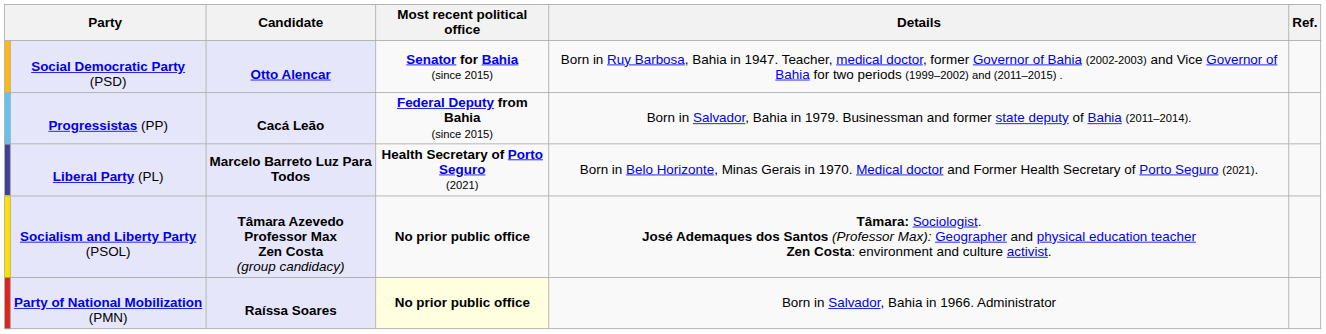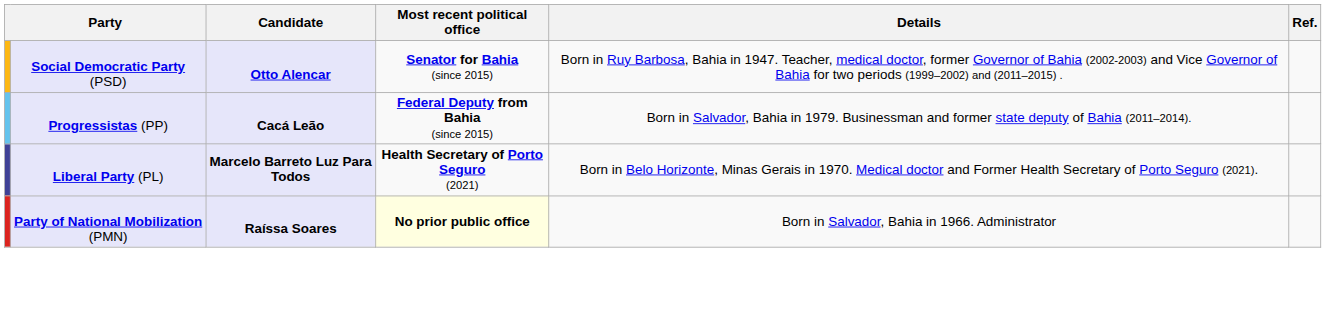- row: (108, 244)
